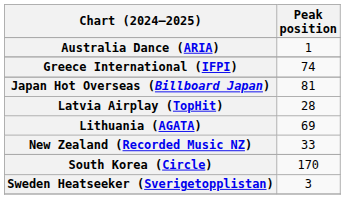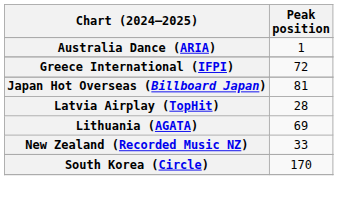(308, 67) 74 -> (301, 67) 72
- row: (141, 184)
